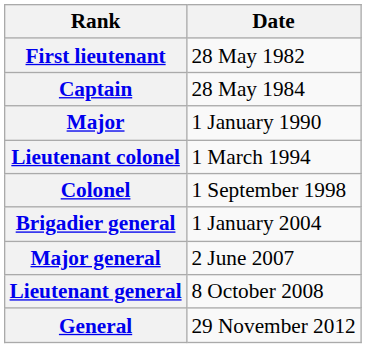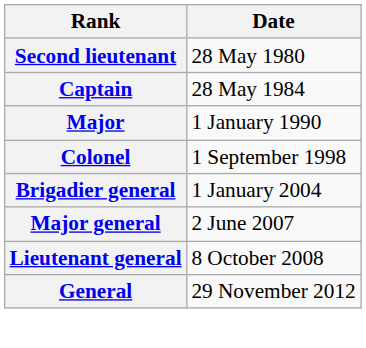+ row: (96, 55)
- row: (96, 55)
- row: (96, 156)
